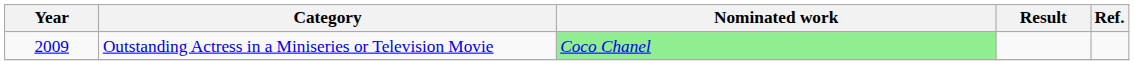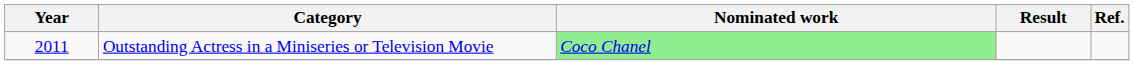(52, 45) 2009 -> (52, 45) 2011
